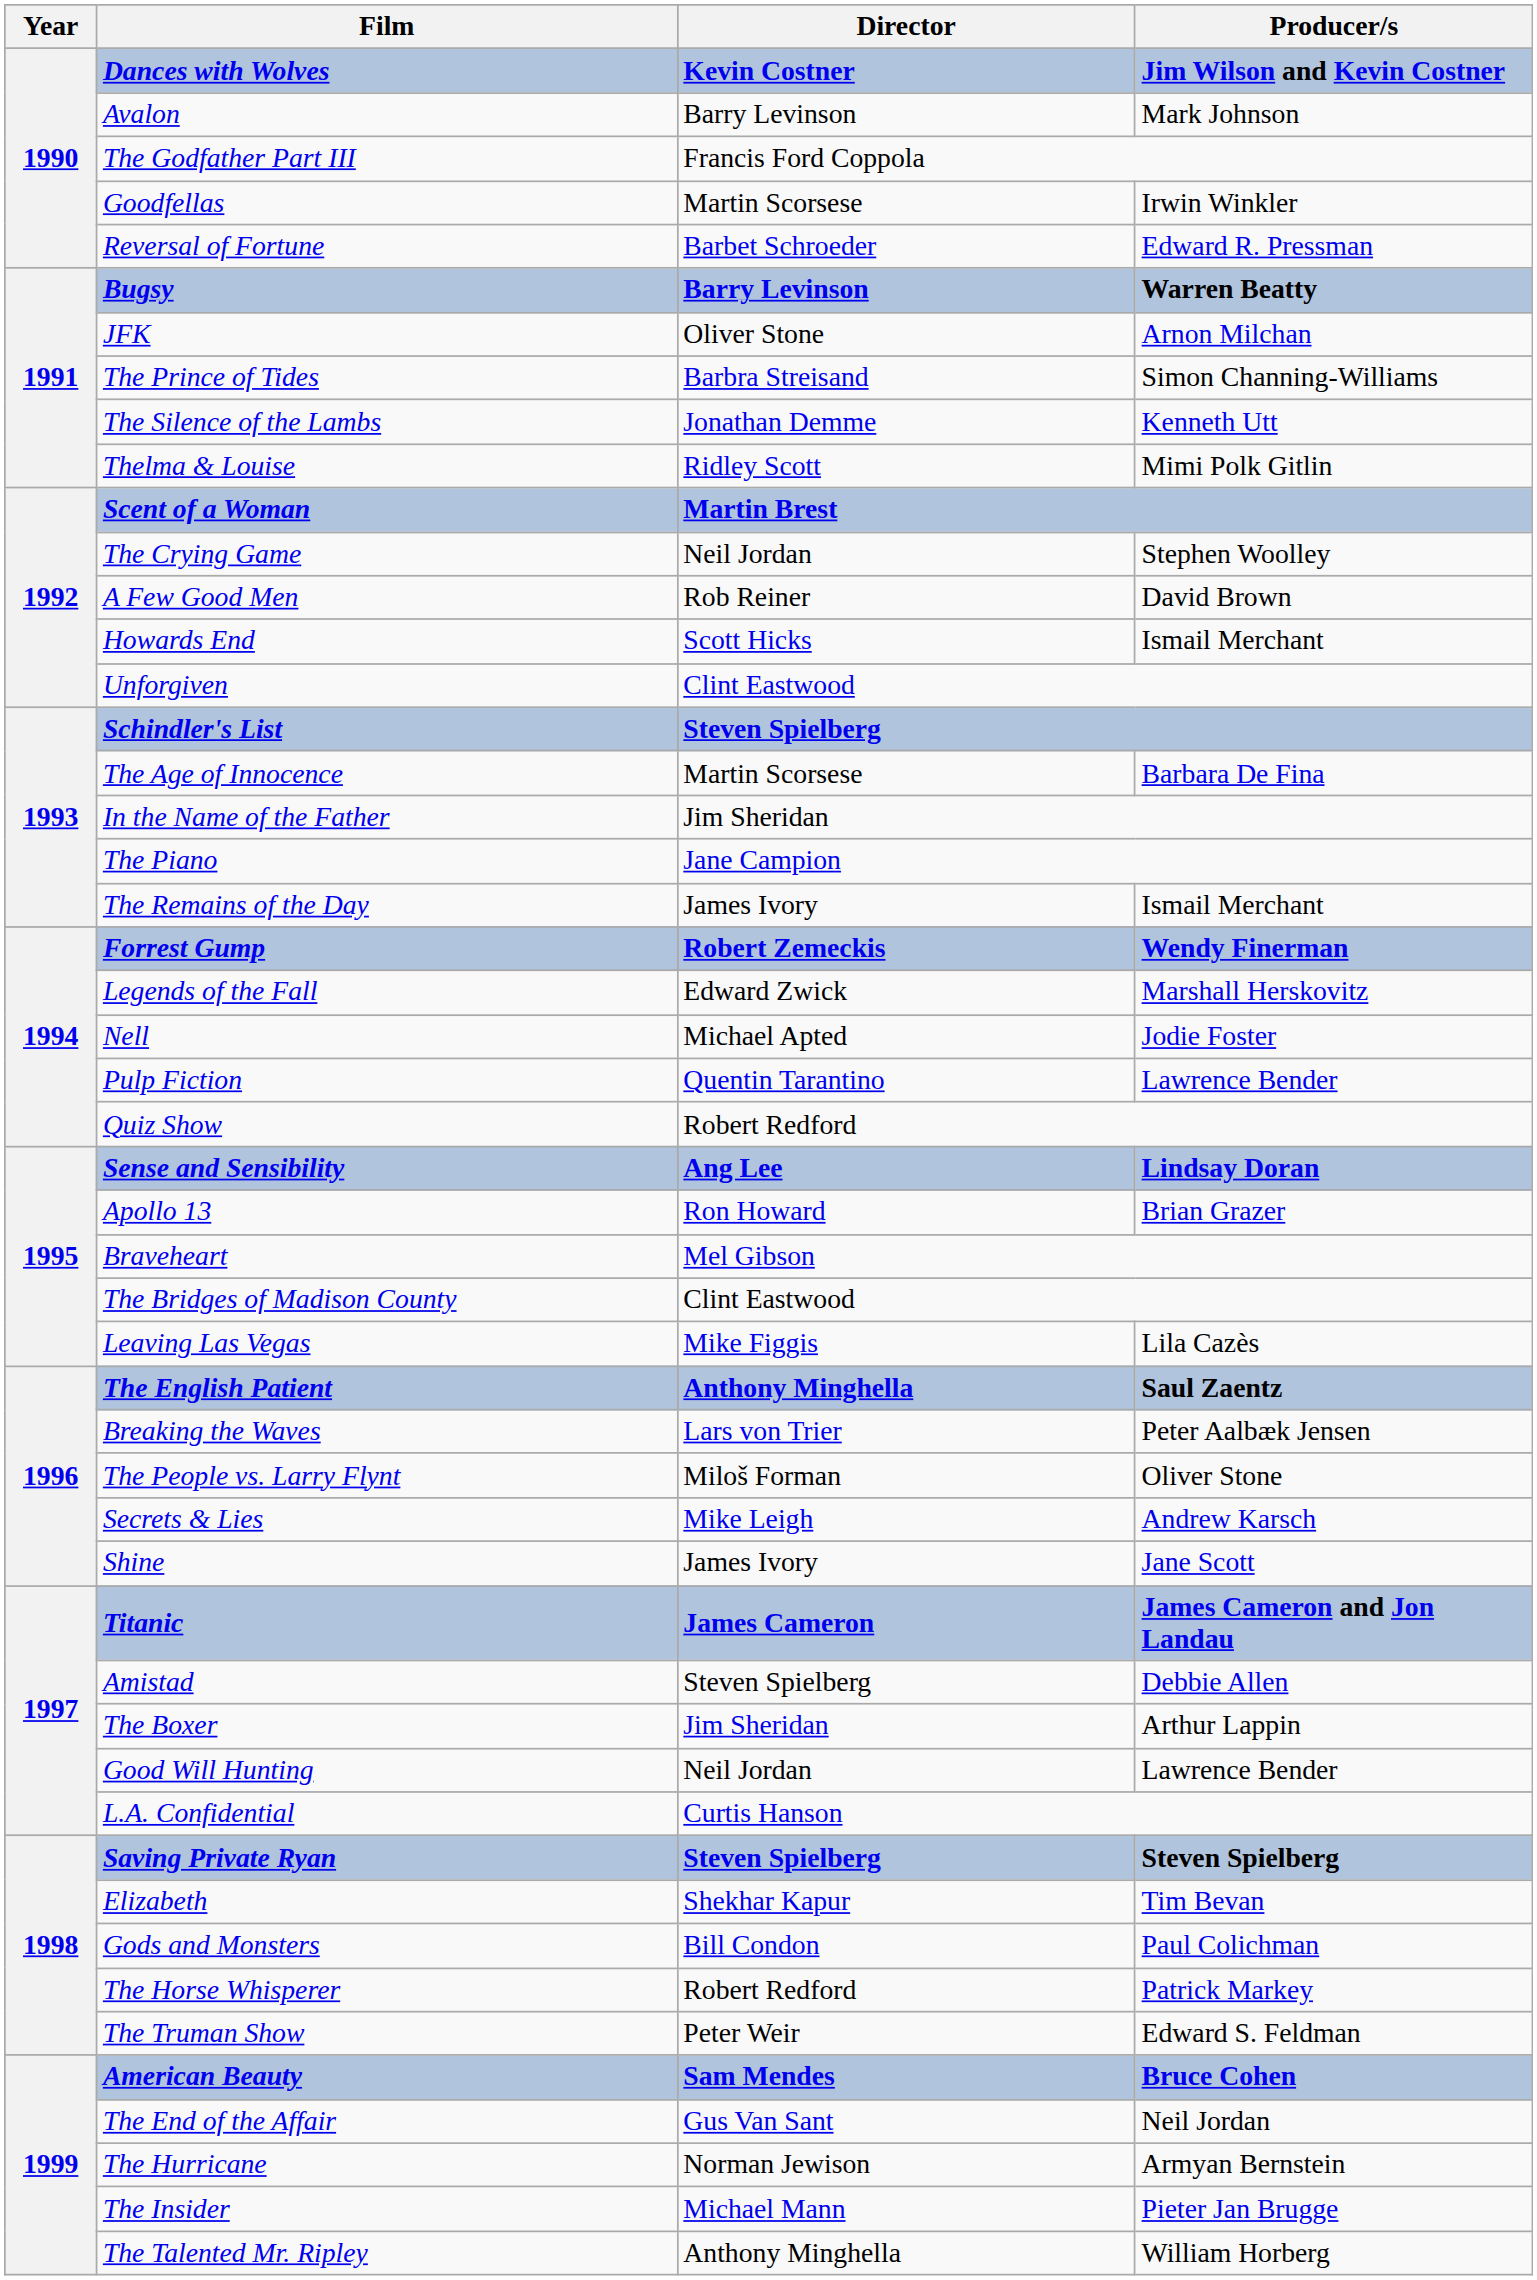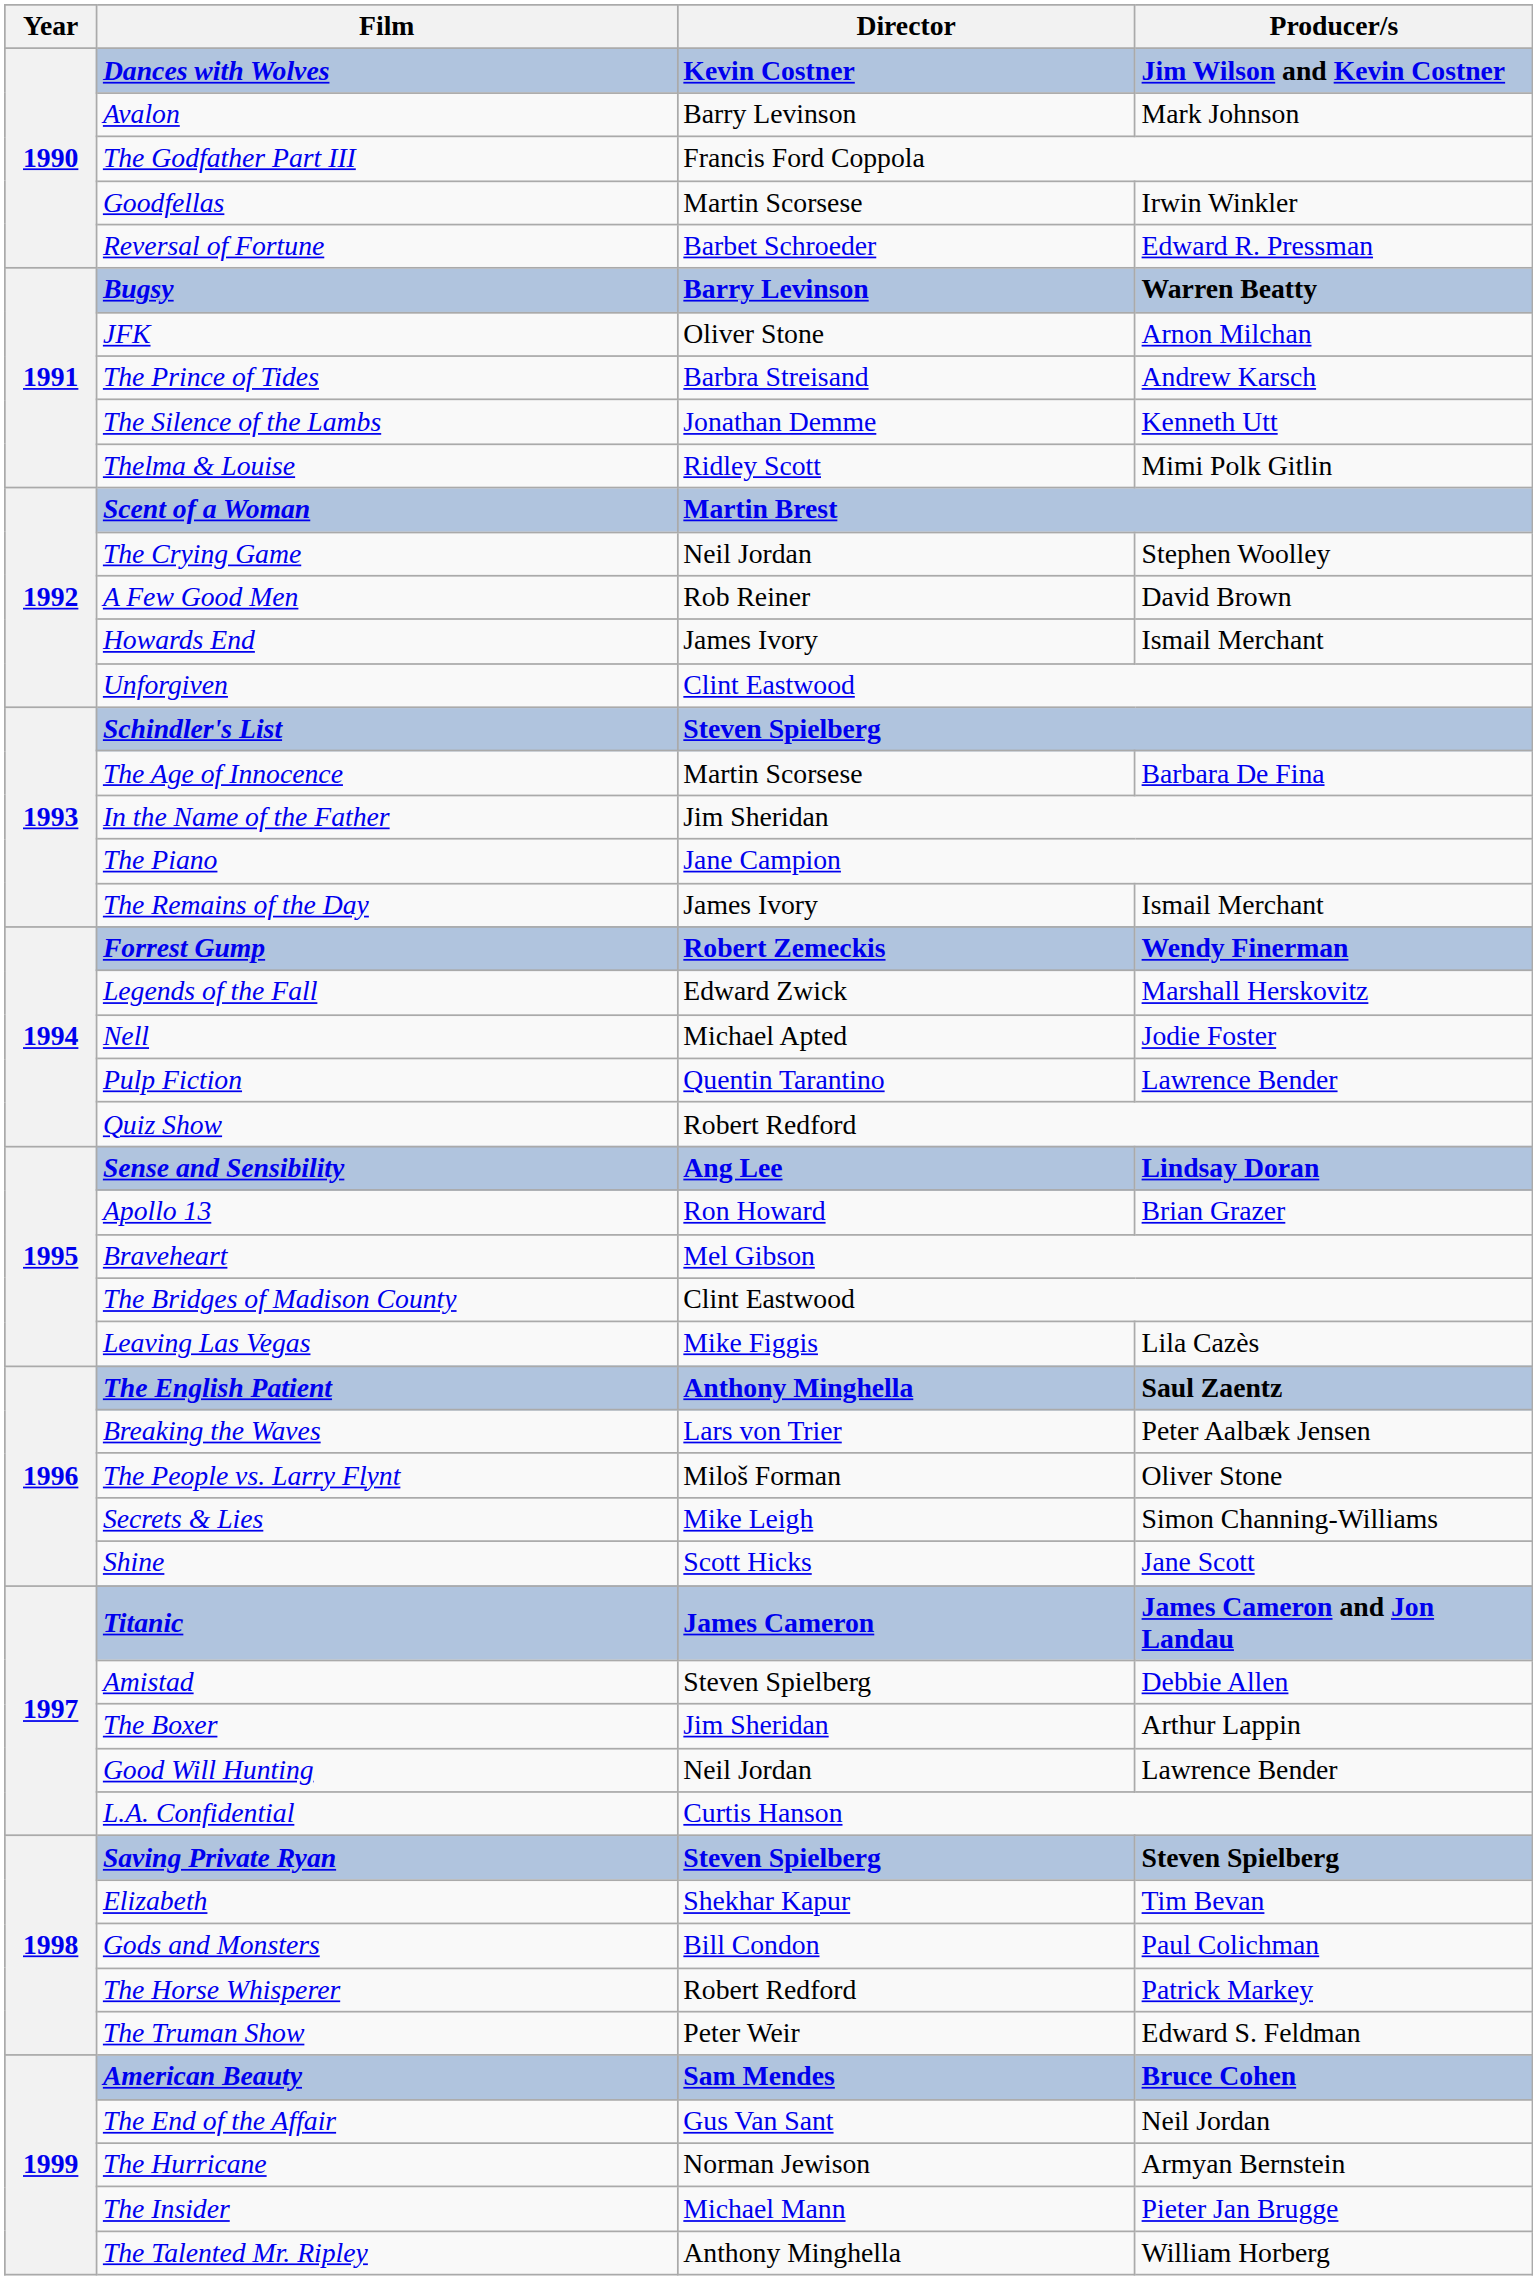(1290, 377) Simon Channing-Williams -> (1229, 377) Andrew Karsch
(748, 641) Scott Hicks -> (751, 641) James Ivory
(1229, 1519) Andrew Karsch -> (1290, 1519) Simon Channing-Williams
(751, 1562) James Ivory -> (748, 1562) Scott Hicks
